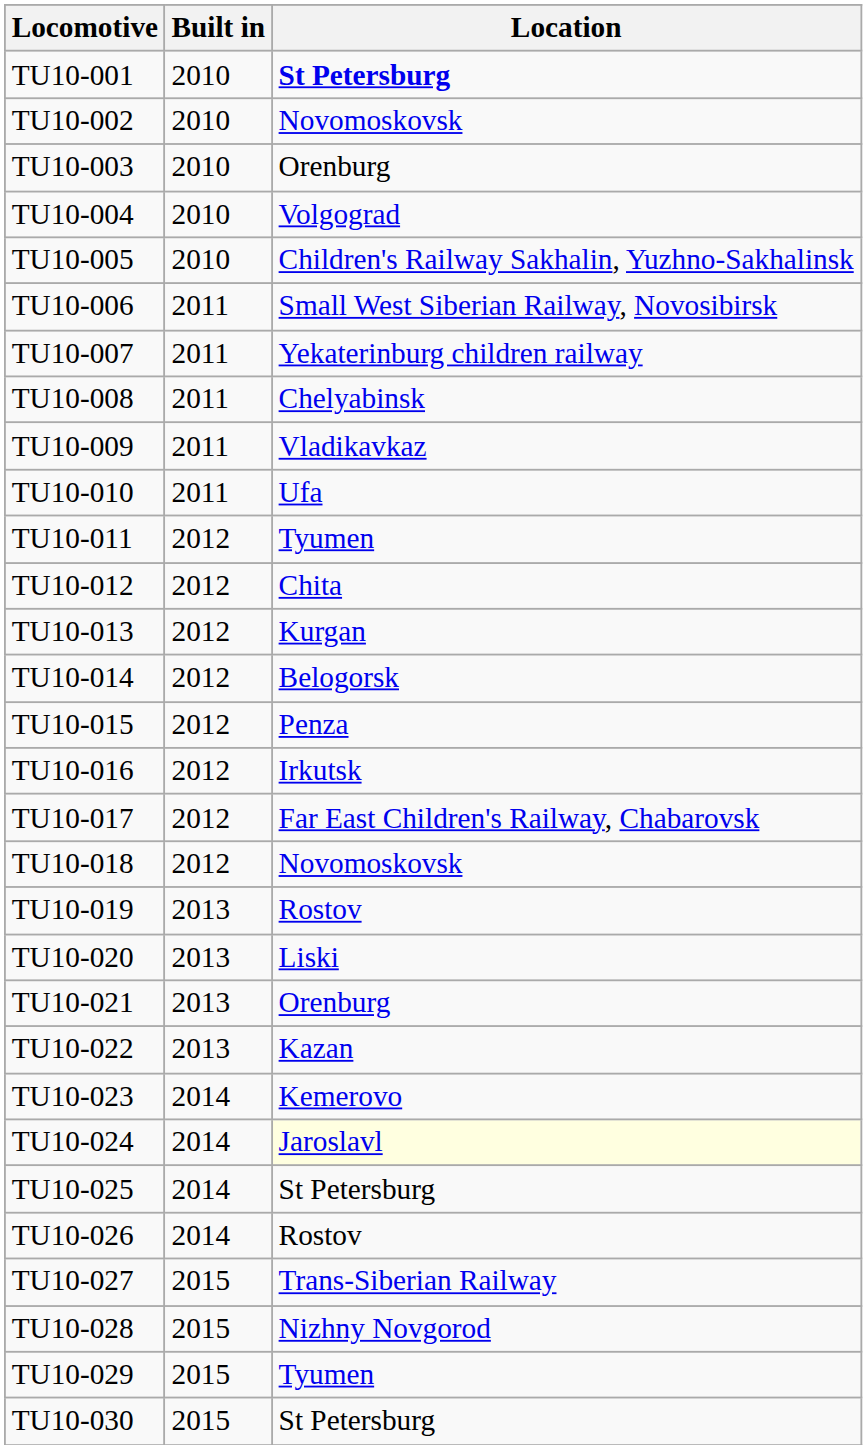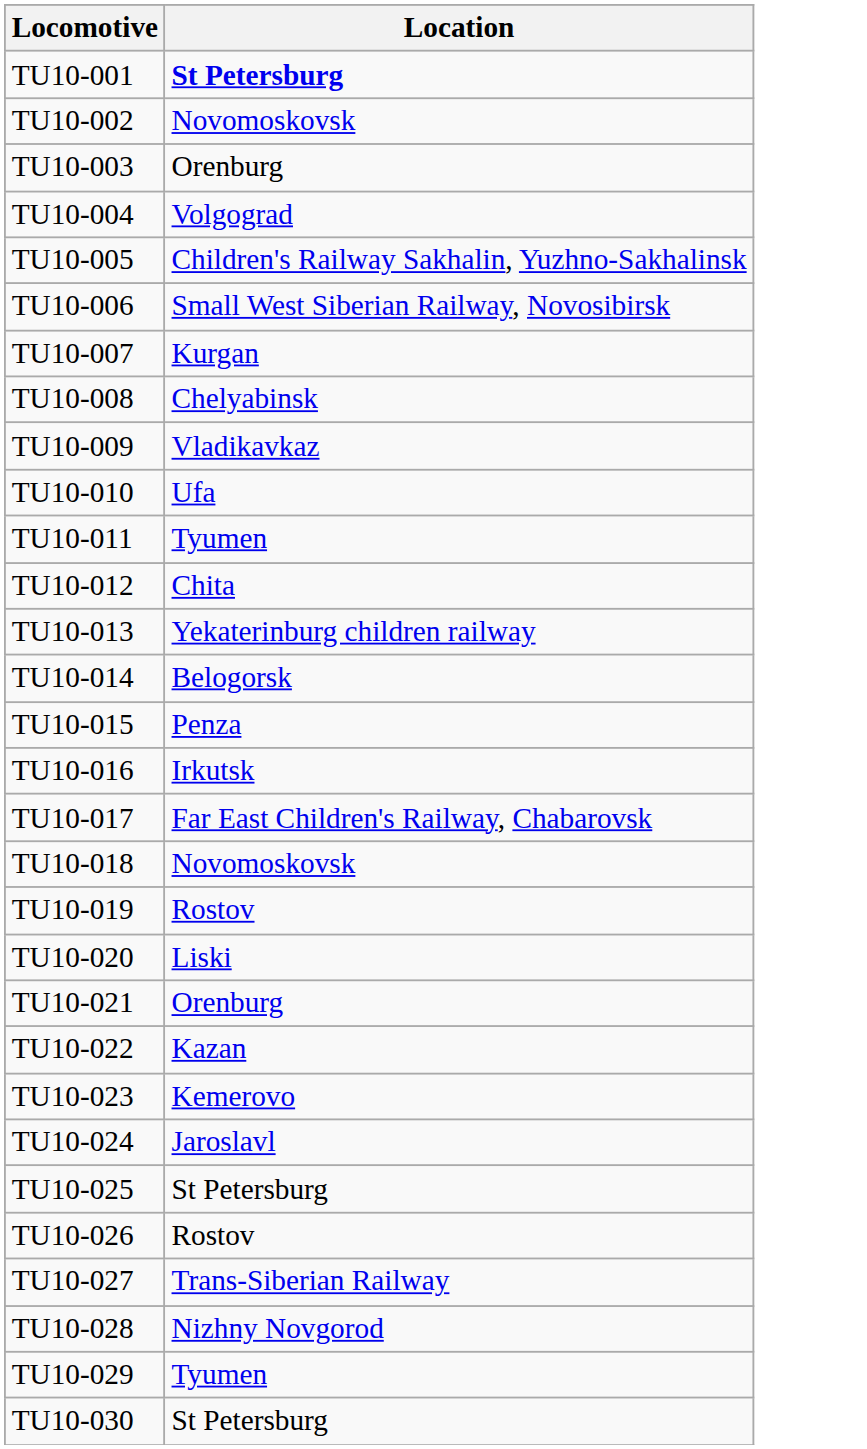- column: (218, 27)
(461, 352) Yekaterinburg children railway -> (215, 352) Kurgan
(322, 631) Kurgan -> (354, 631) Yekaterinburg children railway
(331, 1142) lightyellow background -> (224, 1142) no background
